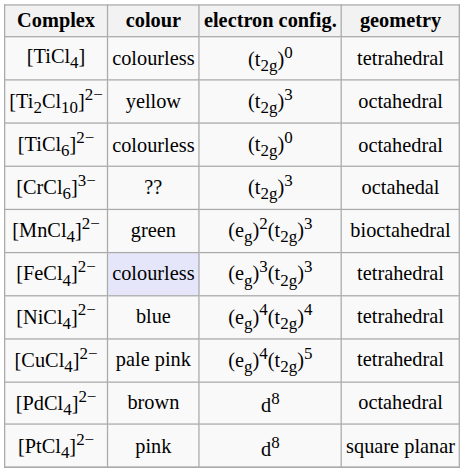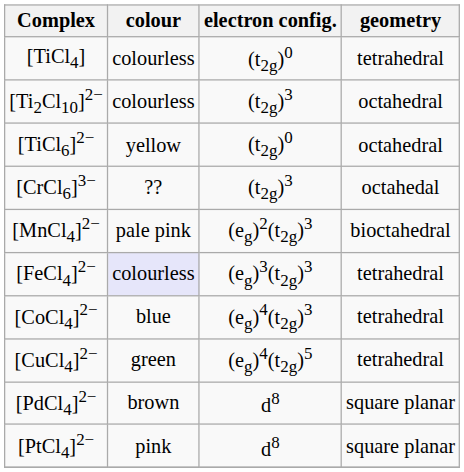(153, 101) yellow -> (153, 101) colourless
(153, 144) colourless -> (153, 144) yellow
(153, 230) green -> (153, 230) pale pink
+ row: (56, 316)
- row: (56, 316)
(153, 359) pale pink -> (153, 359) green
(401, 402) octahedral -> (401, 402) square planar
